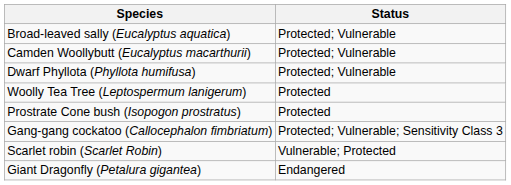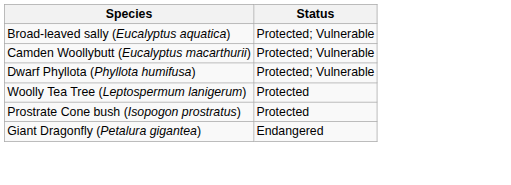- row: (140, 131)
- row: (85, 151)
